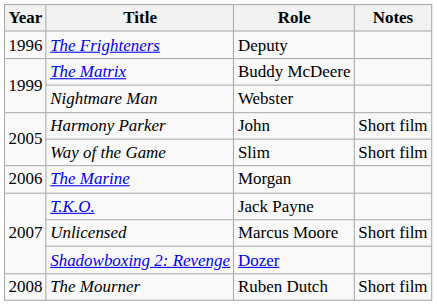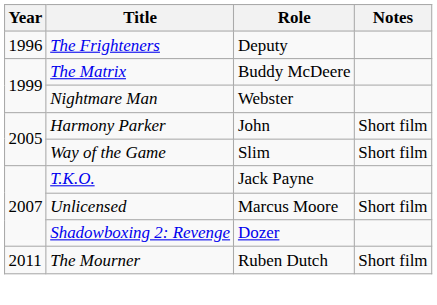- row: (90, 179)
(25, 286) 2008 -> (25, 260) 2011
